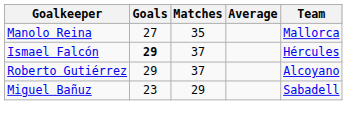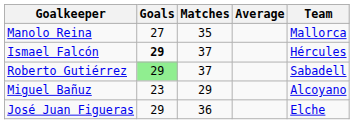(150, 71) no background -> (157, 71) lightgreen background
(311, 71) Alcoyano -> (318, 71) Sabadell
(311, 90) Sabadell -> (318, 90) Alcoyano
+ row: (71, 109)
